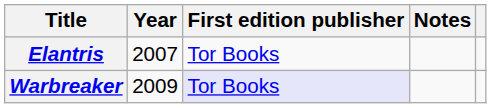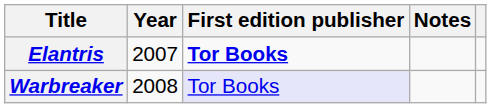(233, 53) normal -> (238, 53) bold
(155, 86) 2009 -> (155, 86) 2008
